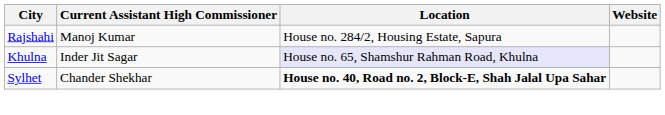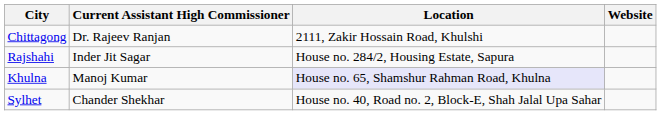+ row: (37, 36)
(98, 36) Manoj Kumar -> (111, 57) Inder Jit Sagar
(99, 57) Inder Jit Sagar -> (110, 78) Manoj Kumar
(445, 78) bold -> (449, 99) normal
